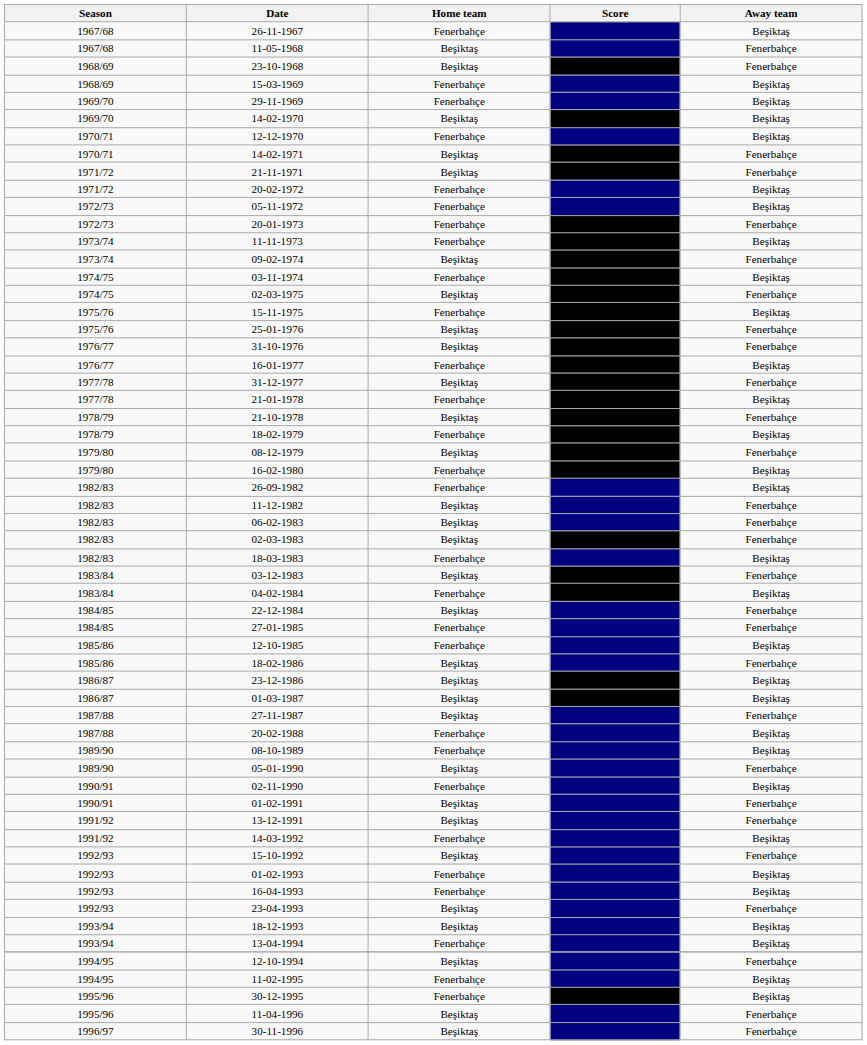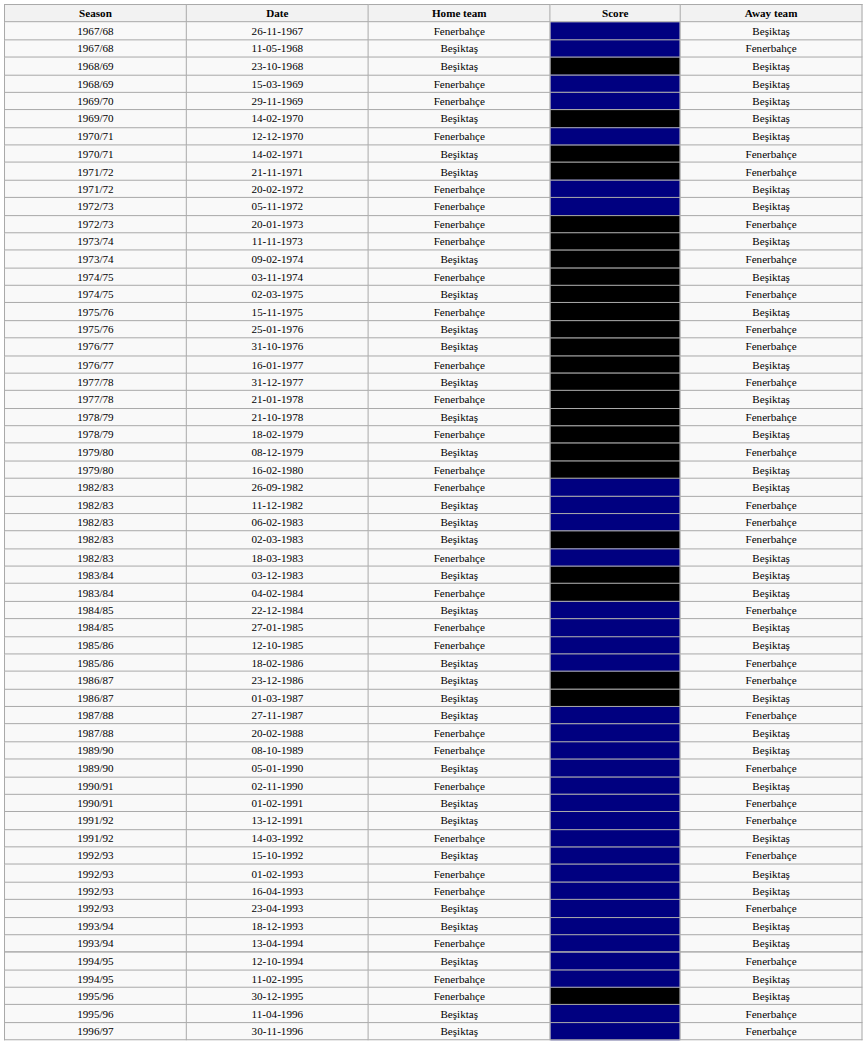(771, 66) Fenerbahçe -> (771, 66) Beşiktaş
(771, 575) Fenerbahçe -> (771, 575) Beşiktaş
(771, 627) Fenerbahçe -> (771, 627) Beşiktaş
(771, 680) Beşiktaş -> (771, 680) Fenerbahçe
